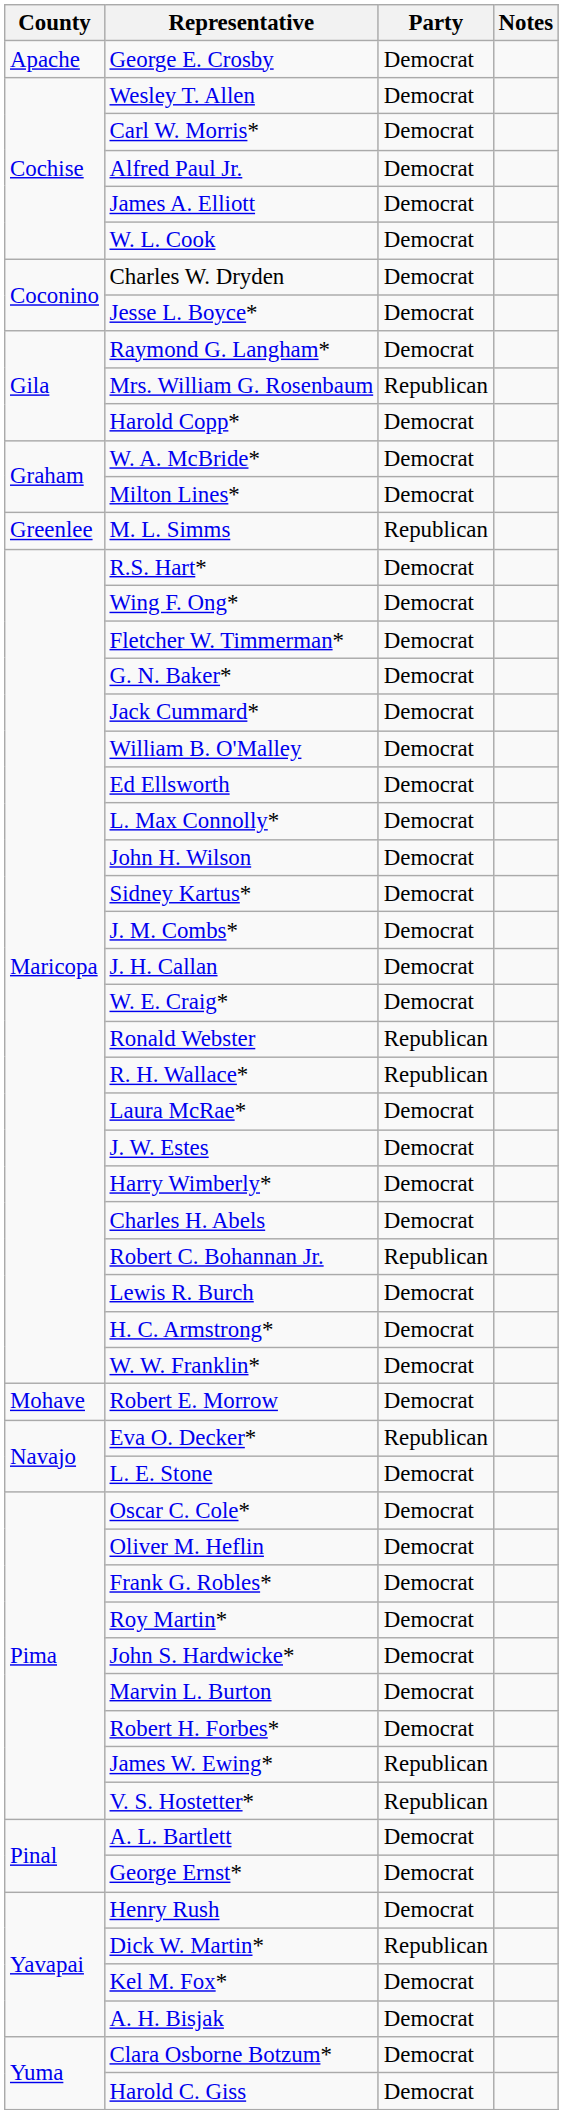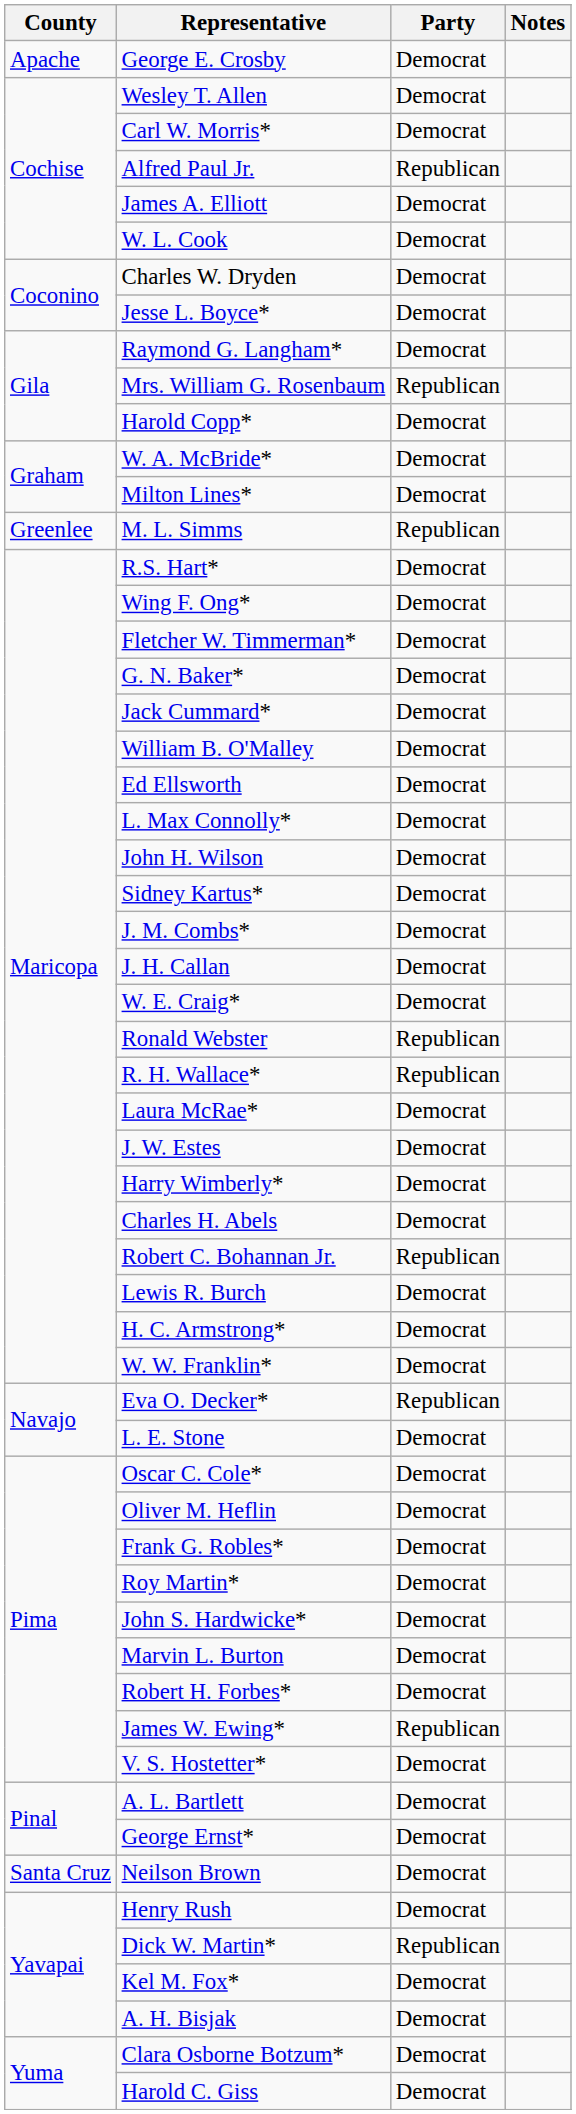(429, 167) Democrat -> (448, 167) Republican
- row: (194, 1401)
(436, 1800) Republican -> (441, 1764) Democrat
+ row: (191, 1873)
